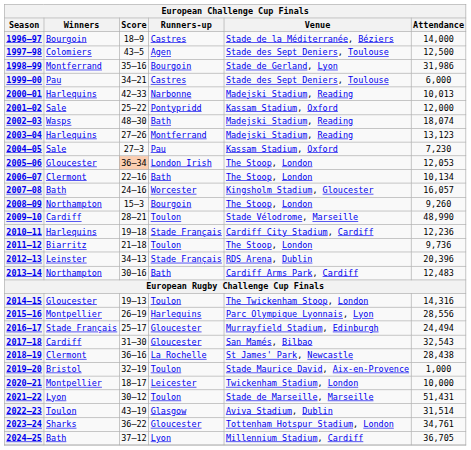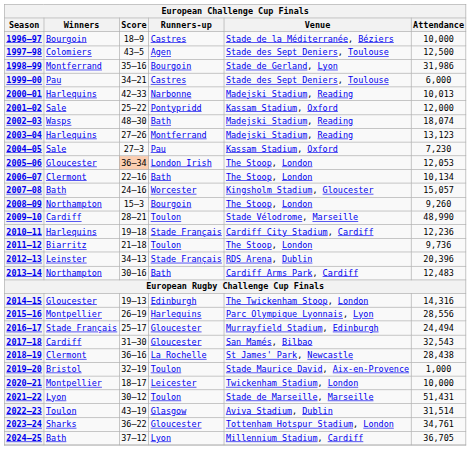(439, 39) 14,000 -> (439, 39) 10,000
(439, 190) 16,057 -> (439, 190) 15,057
(166, 300) Toulon -> (174, 300) Edinburgh
